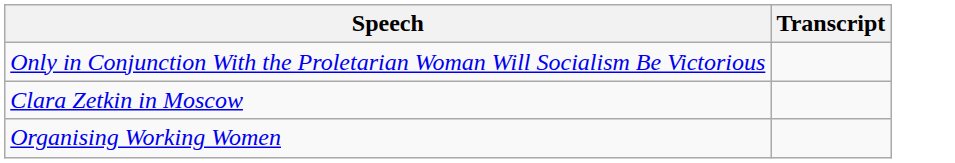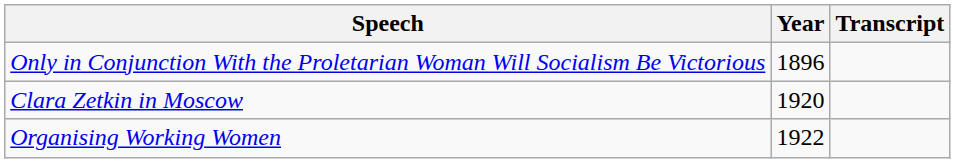+ column: (800, 23)
